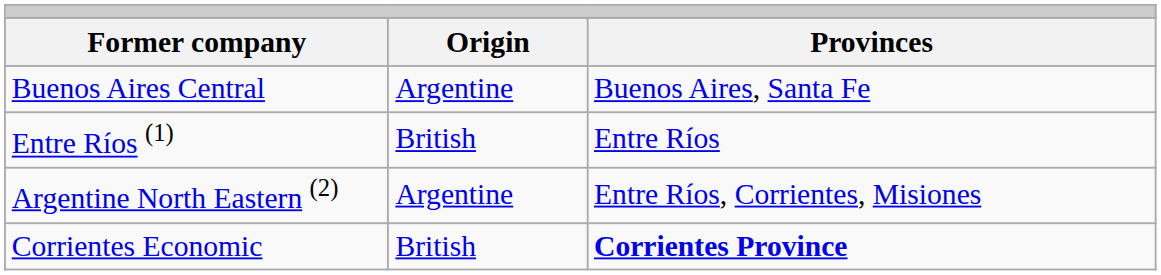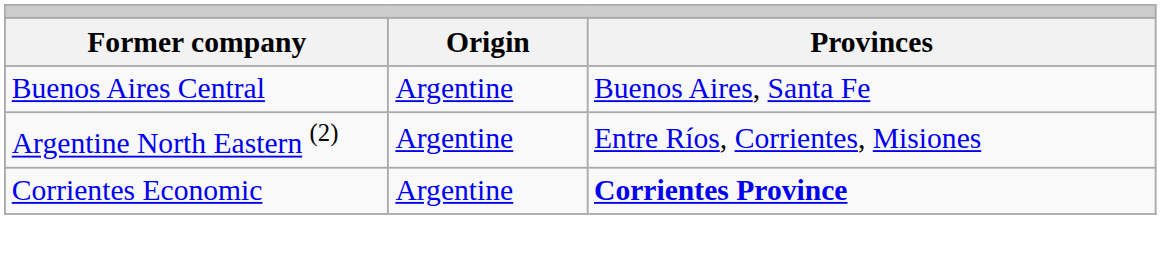- row: (93, 139)
(436, 245) British -> (454, 190) Argentine
